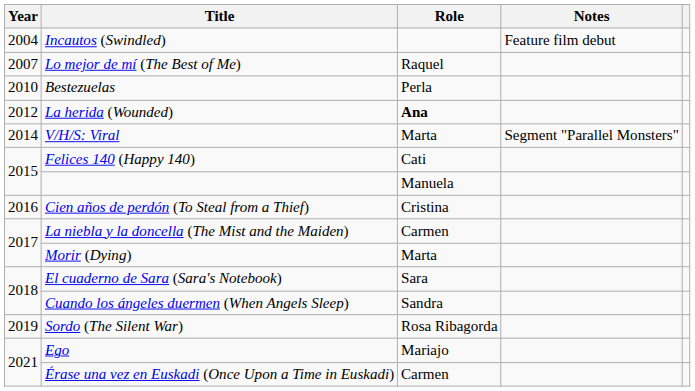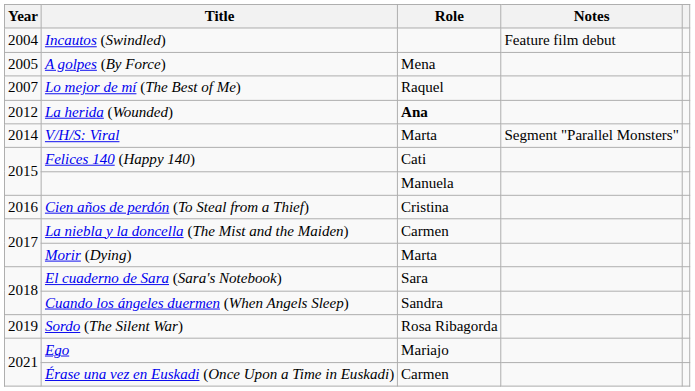+ row: (105, 64)
- row: (80, 87)
